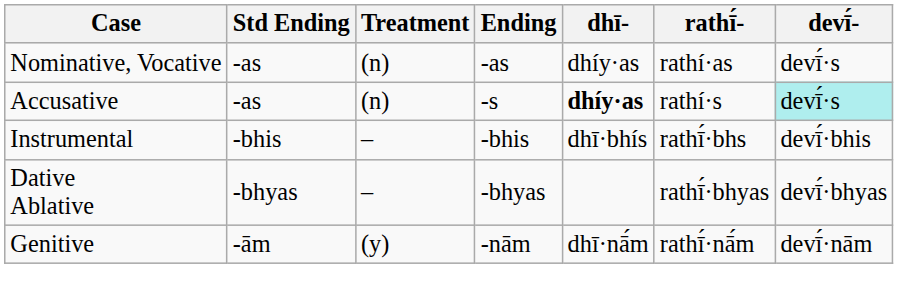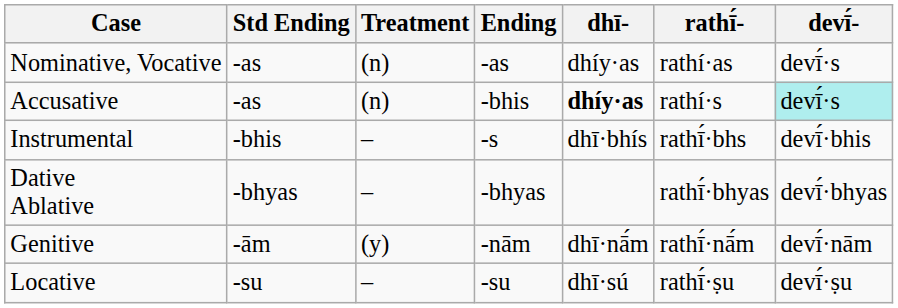(489, 100) -s -> (505, 100) -bhis
(505, 139) -bhis -> (489, 139) -s
+ row: (53, 282)
